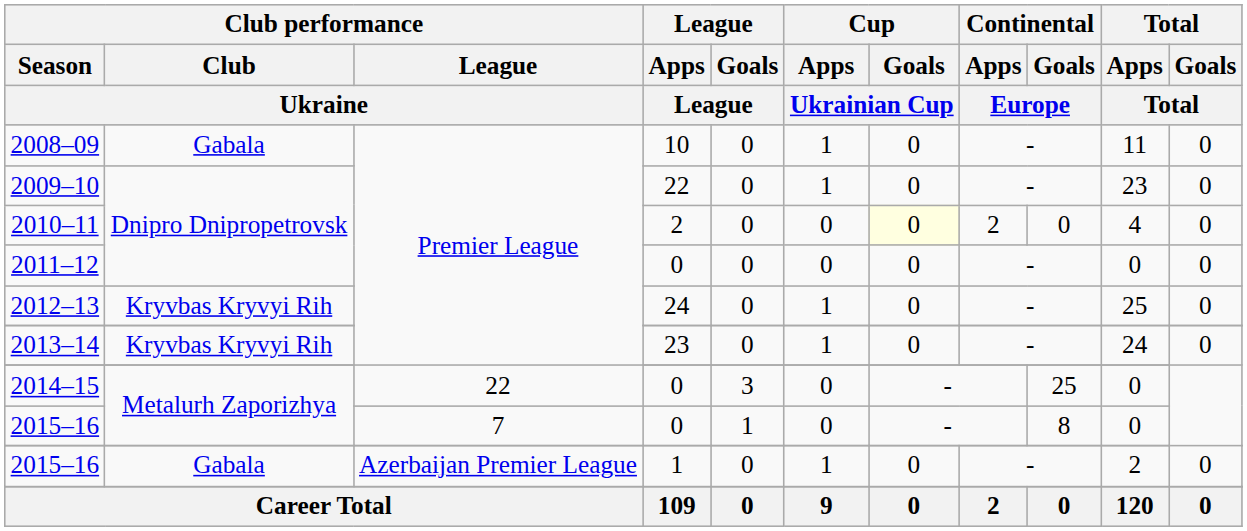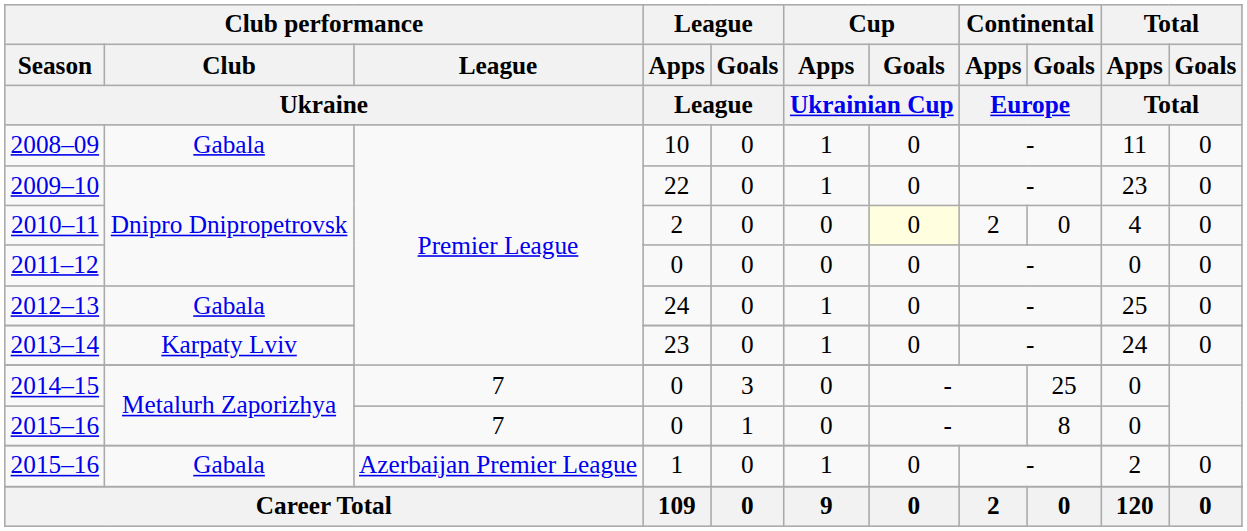(229, 305) Kryvbas Kryvyi Rih -> (229, 305) Gabala
(229, 345) Kryvbas Kryvyi Rih -> (229, 345) Karpaty Lviv
(498, 385) 22 -> (498, 385) 7
